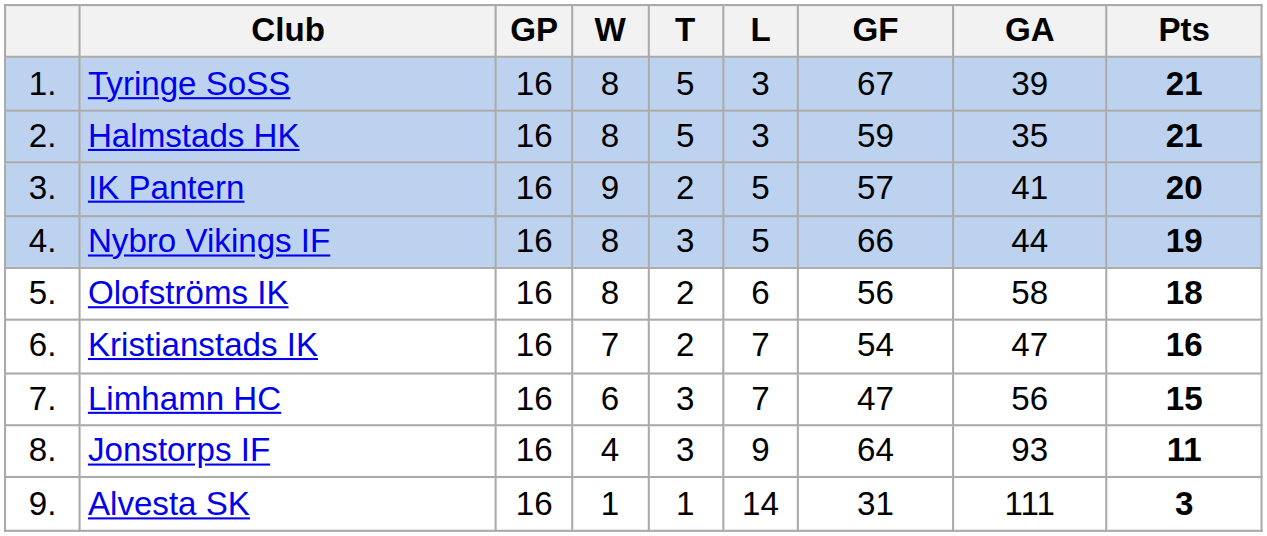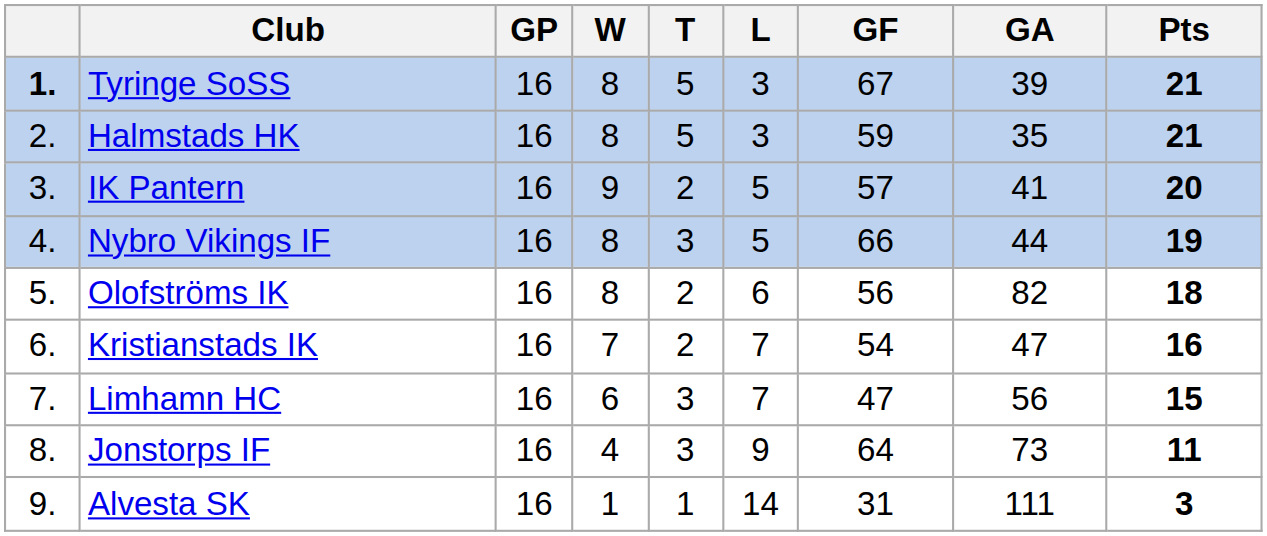(43, 83) normal -> (43, 83) bold
(1030, 293) 58 -> (1030, 293) 82
(1030, 450) 93 -> (1030, 450) 73
